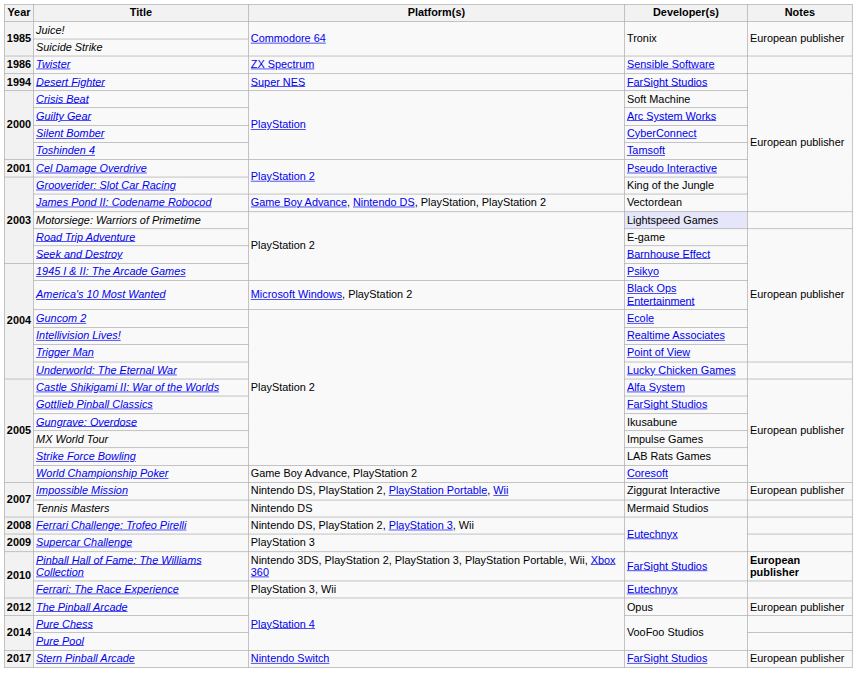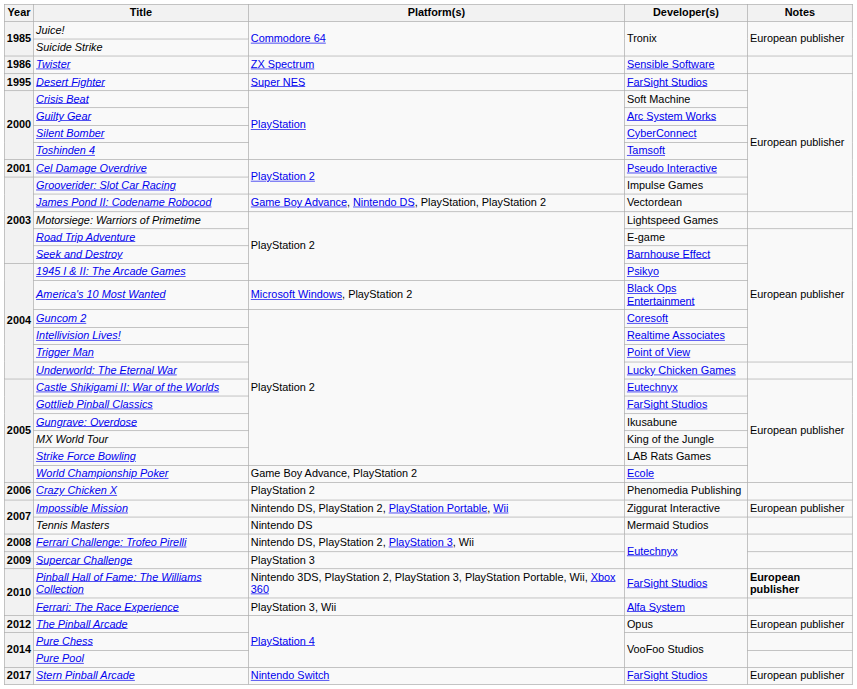(19, 82) 1994 -> (19, 82) 1995
(670, 185) King of the Jungle -> (665, 185) Impulse Games
(673, 220) lavender background -> (673, 220) no background
(641, 318) Ecole -> (647, 318) Coresoft
(656, 387) Alfa System -> (652, 387) Eutechnyx
(665, 439) Impulse Games -> (670, 439) King of the Jungle
(647, 473) Coresoft -> (641, 473) Ecole
+ row: (77, 491)
(652, 589) Eutechnyx -> (656, 607) Alfa System
